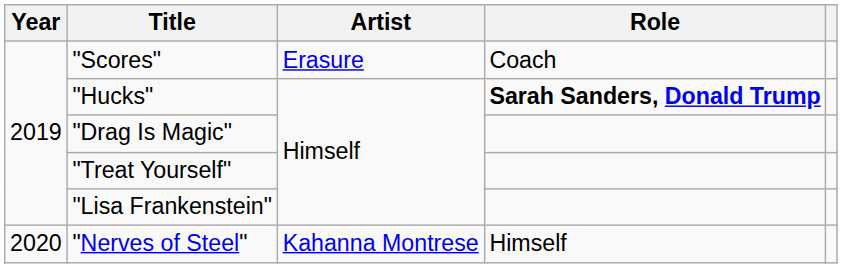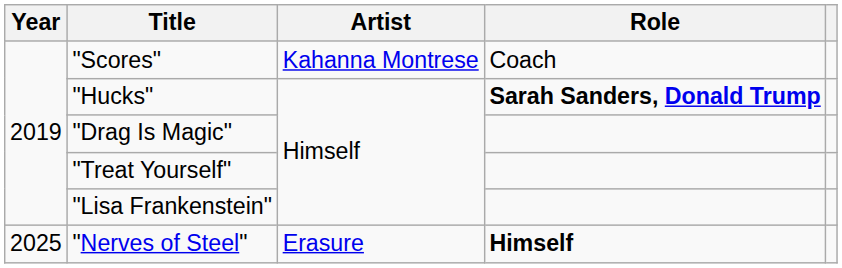(323, 59) Erasure -> (381, 59) Kahanna Montrese
(36, 243) 2020 -> (36, 243) 2025
(381, 243) Kahanna Montrese -> (323, 243) Erasure
(528, 243) normal -> (531, 243) bold
